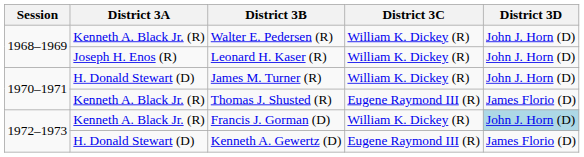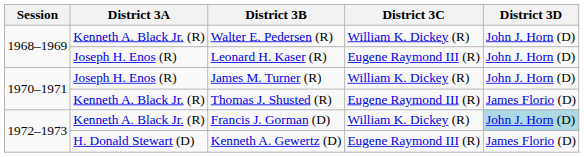(408, 57) William K. Dickey (R) -> (414, 57) Eugene Raymond III (R)
(134, 78) H. Donald Stewart (D) -> (125, 78) Joseph H. Enos (R)
